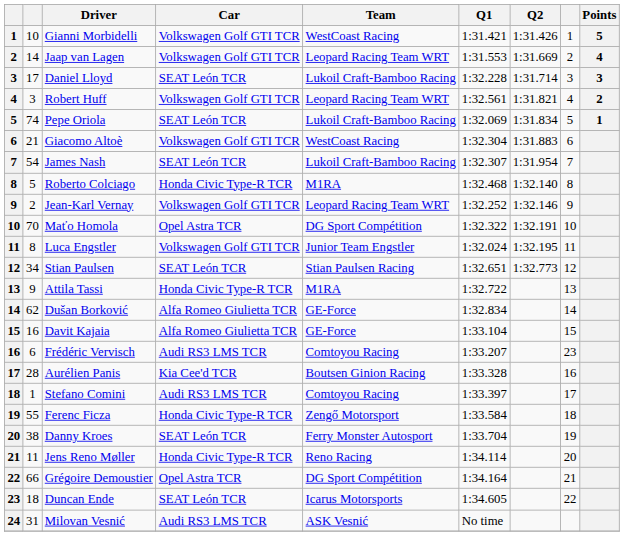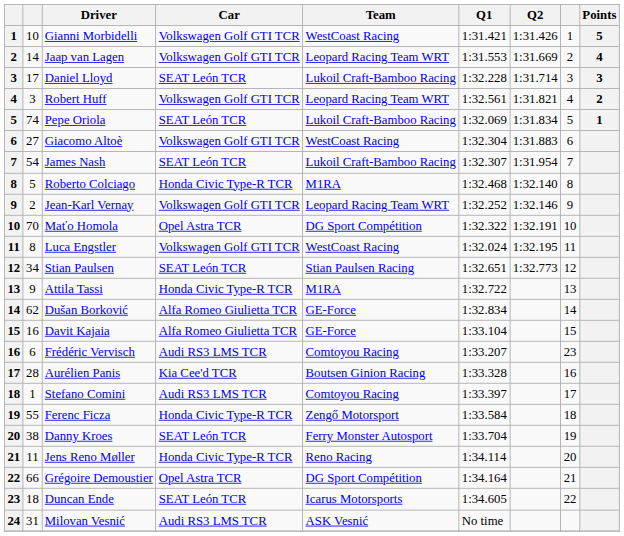(32, 141) 21 -> (32, 141) 27
(360, 246) Junior Team Engstler -> (352, 246) WestCoast Racing
